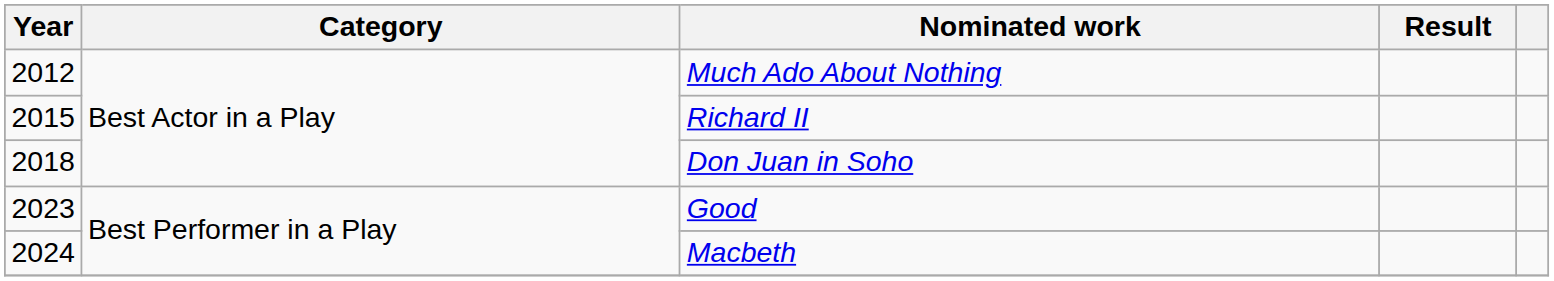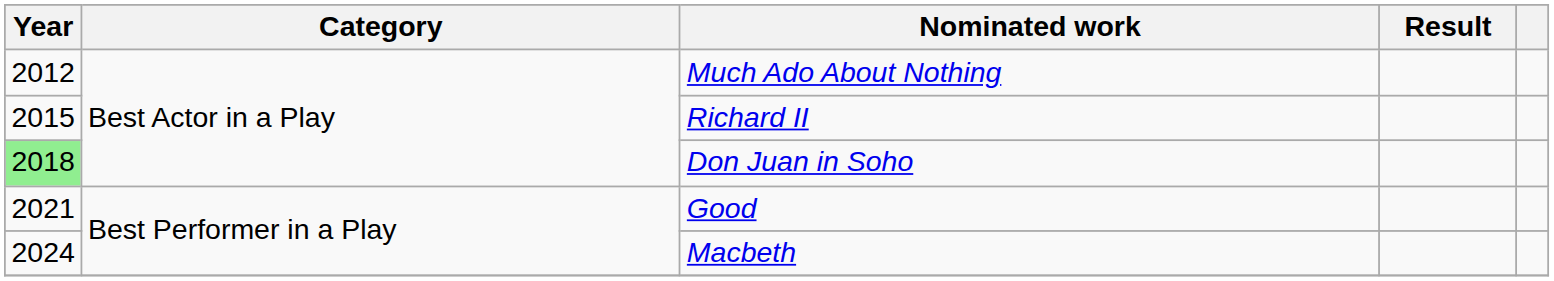(43, 162) no background -> (43, 162) lightgreen background
(43, 207) 2023 -> (43, 207) 2021
